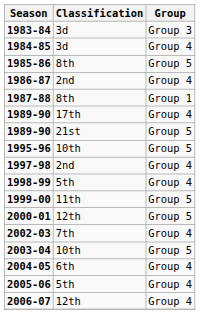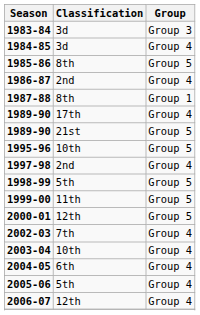(170, 182) Group 4 -> (170, 182) Group 5
(170, 250) Group 5 -> (170, 250) Group 4
